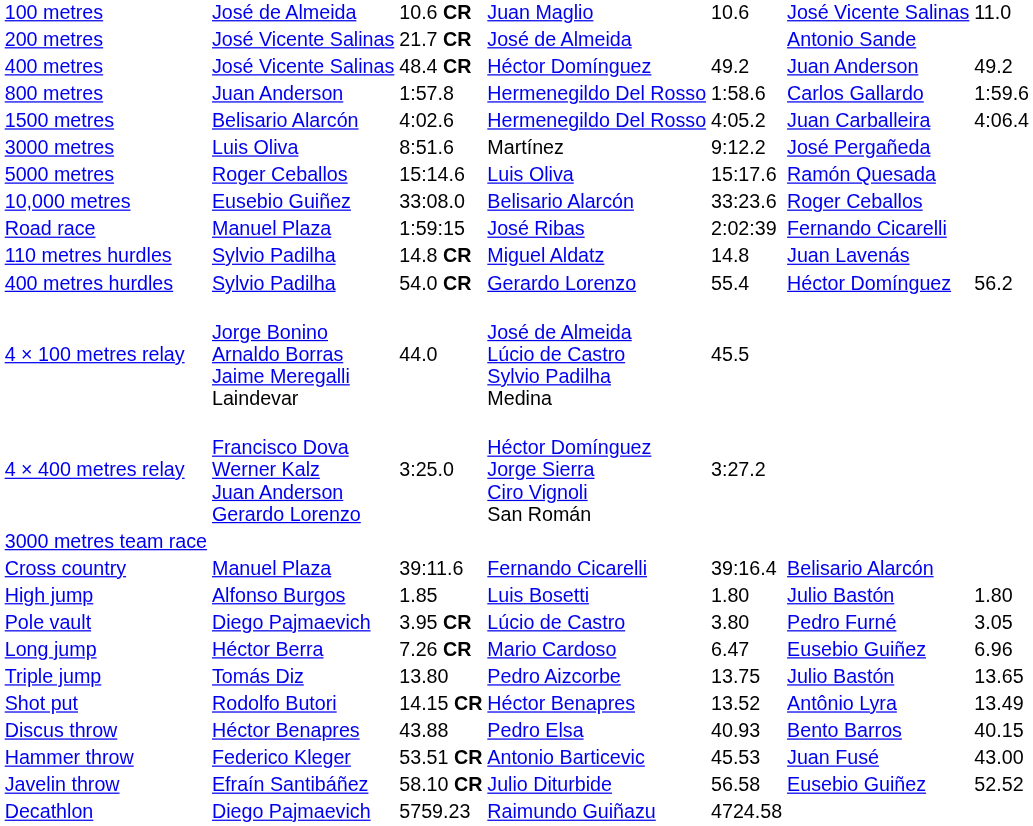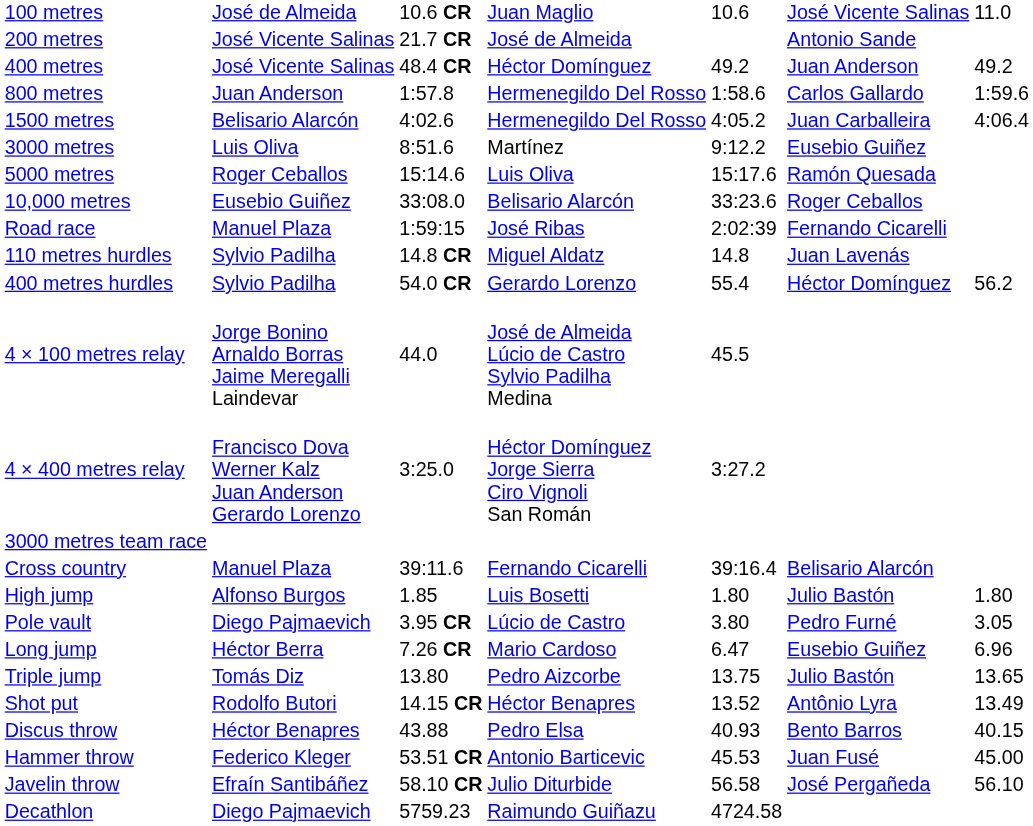(859, 147) José Pergañeda -> (857, 147) Eusebio Guiñez
(999, 758) 43.00 -> (999, 758) 45.00
(857, 785) Eusebio Guiñez -> (859, 785) José Pergañeda
(999, 785) 52.52 -> (999, 785) 56.10
